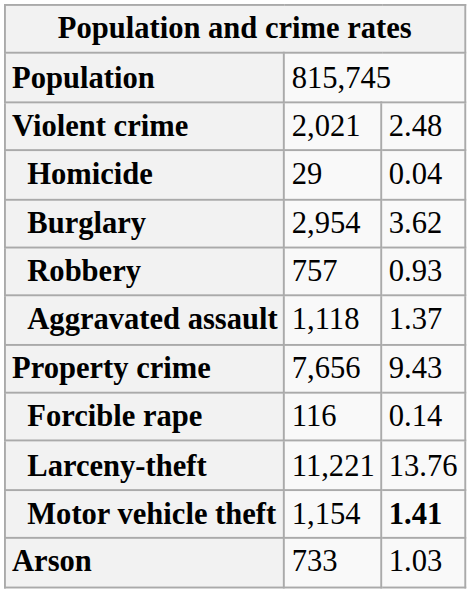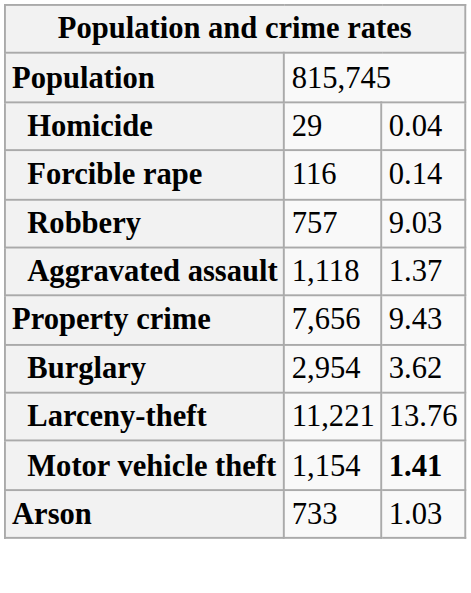- row: (100, 125)
rows swapped: (107, 416) <-> (79, 222)
(416, 271) 0.93 -> (416, 222) 9.03
